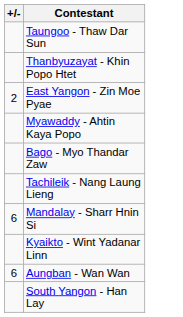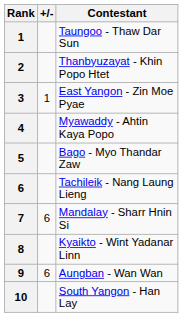+ column: (21, 13)
(14, 97) 2 -> (47, 97) 1
